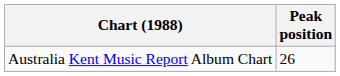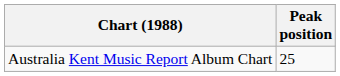(287, 58) 26 -> (287, 58) 25
